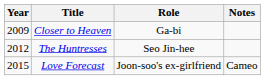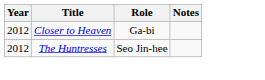(18, 30) 2009 -> (18, 30) 2012
- row: (73, 65)
